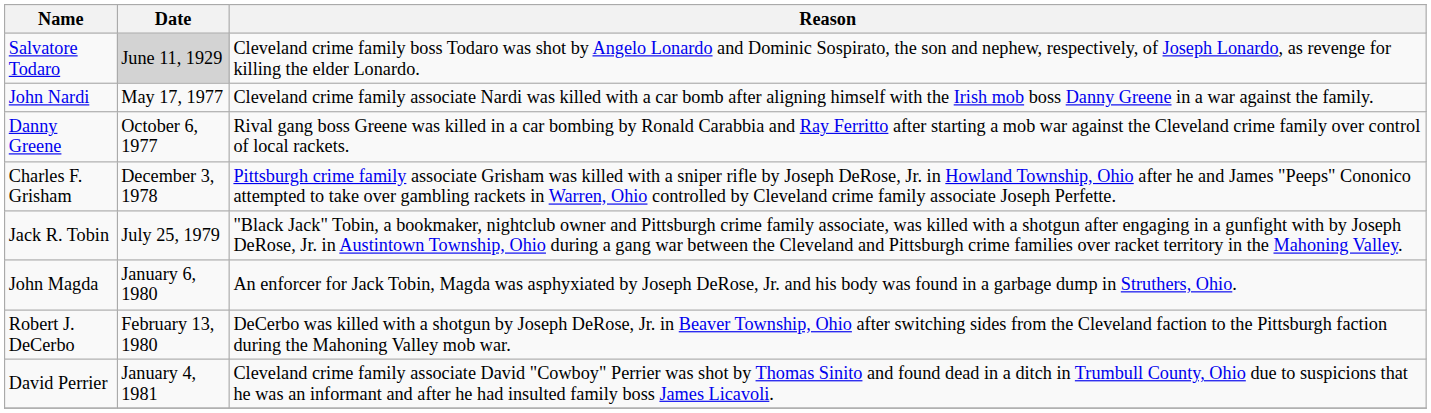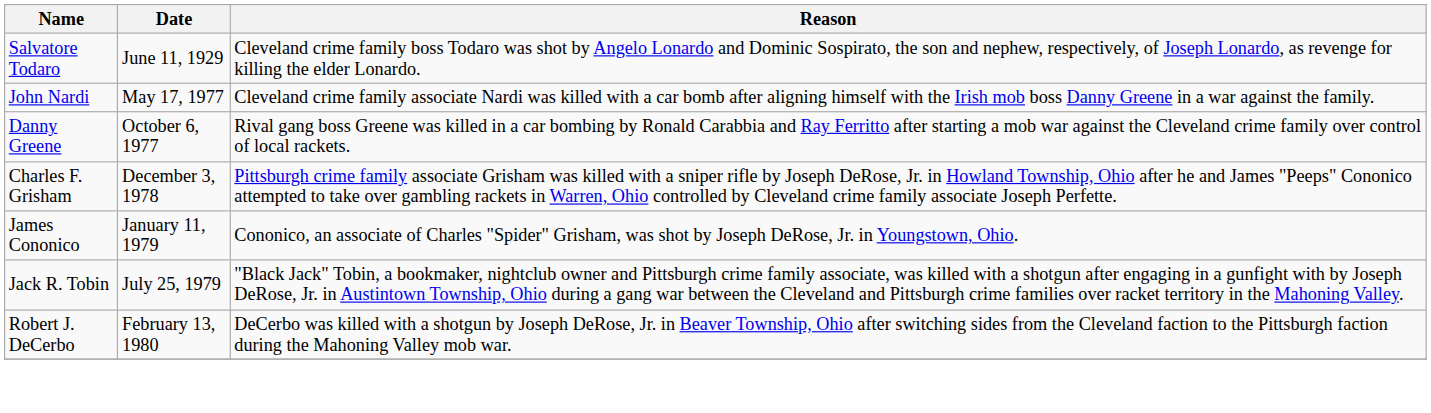(172, 58) lightgrey background -> (173, 58) no background
+ row: (44, 235)
- row: (54, 284)
- row: (58, 383)
